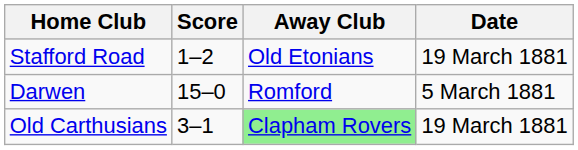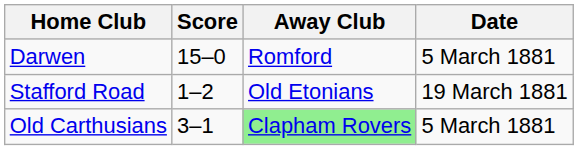rows swapped: (48, 91) <-> (77, 56)
(494, 126) 19 March 1881 -> (488, 126) 5 March 1881
